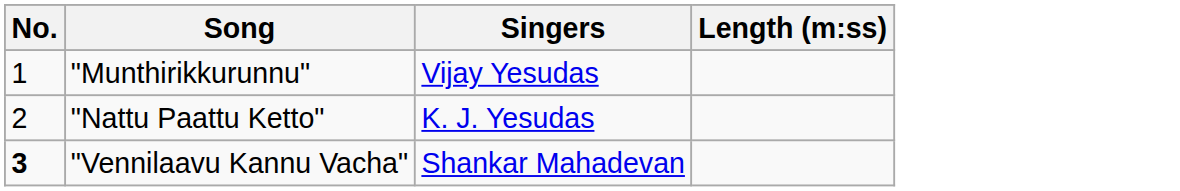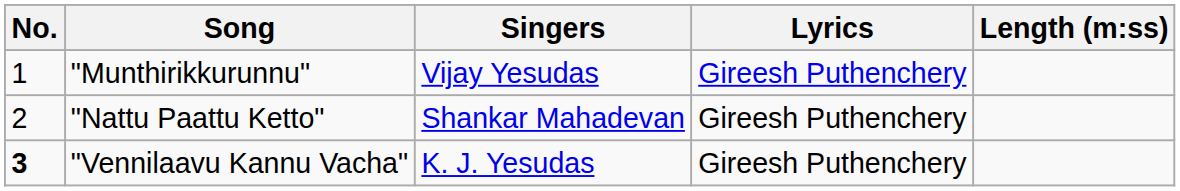+ column: (832, 28)
(508, 118) K. J. Yesudas -> (553, 118) Shankar Mahadevan
(553, 163) Shankar Mahadevan -> (508, 163) K. J. Yesudas
